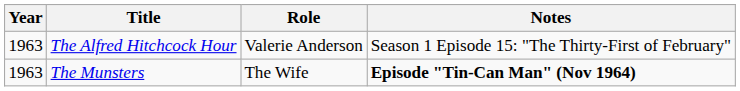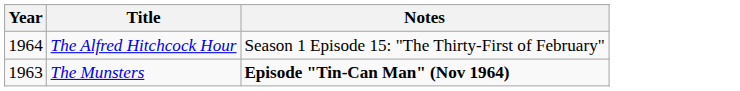- column: (304, 18)
(26, 45) 1963 -> (26, 45) 1964
